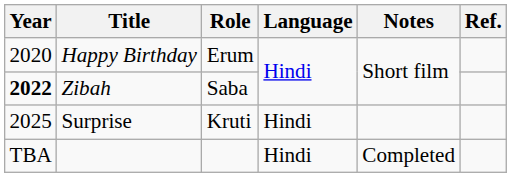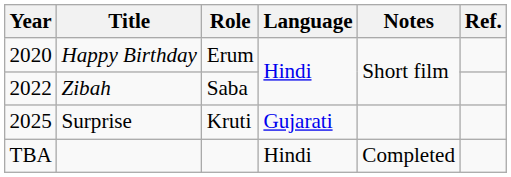(31, 88) bold -> (31, 88) normal
(287, 121) Hindi -> (298, 121) Gujarati
